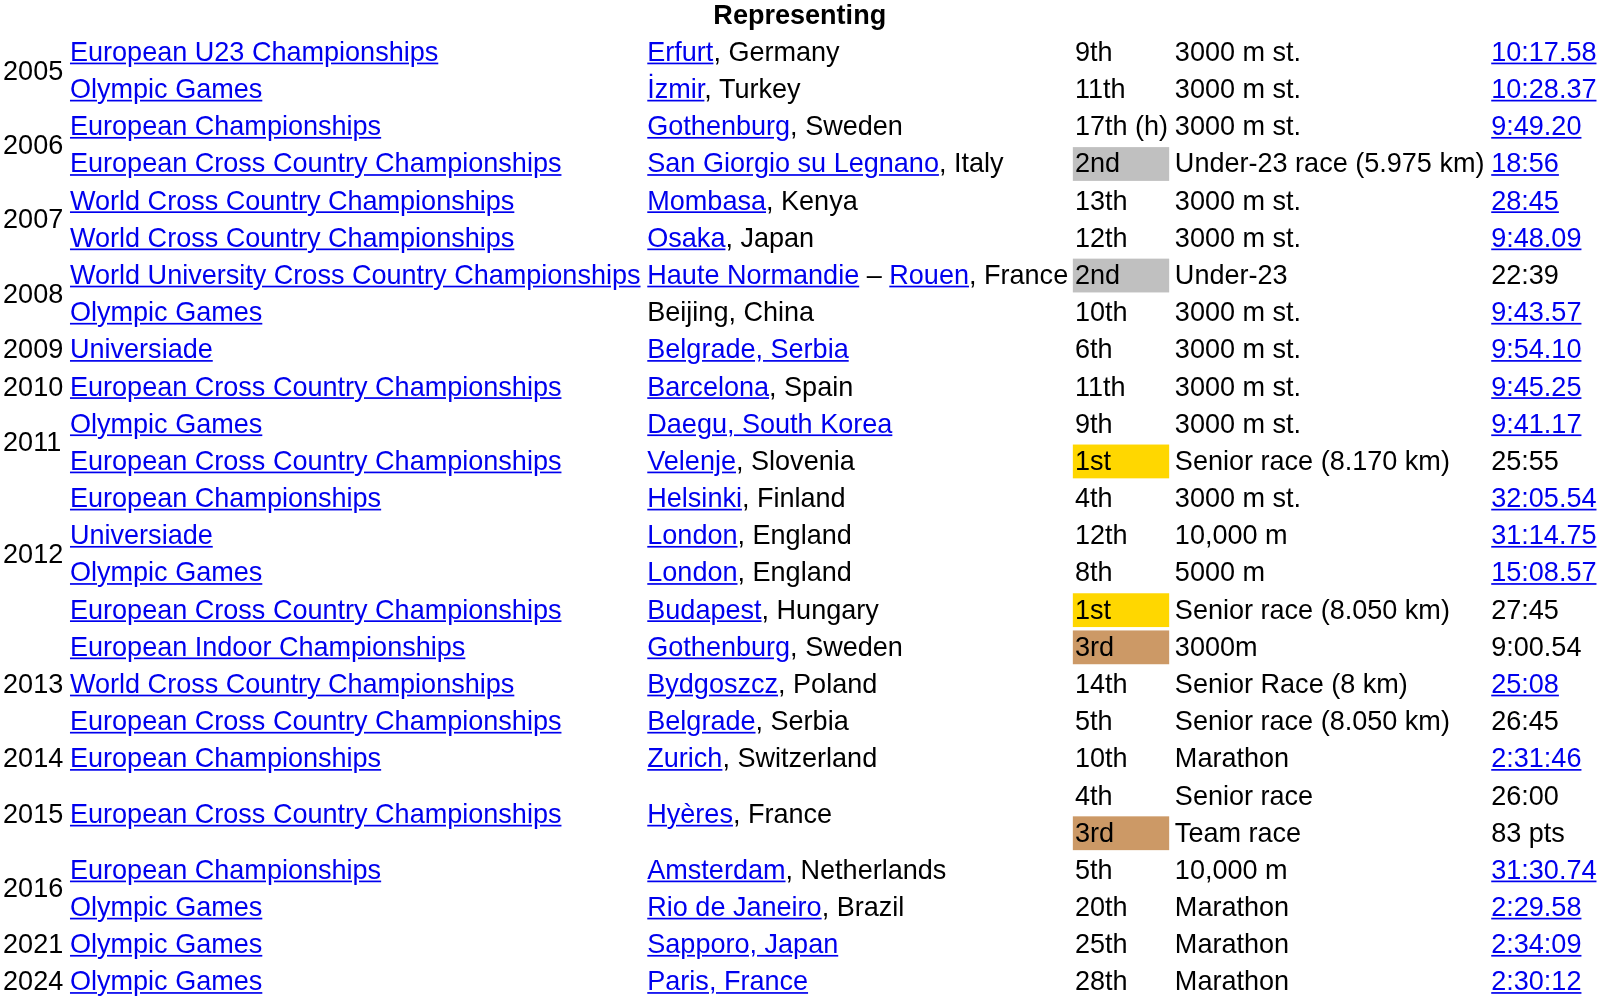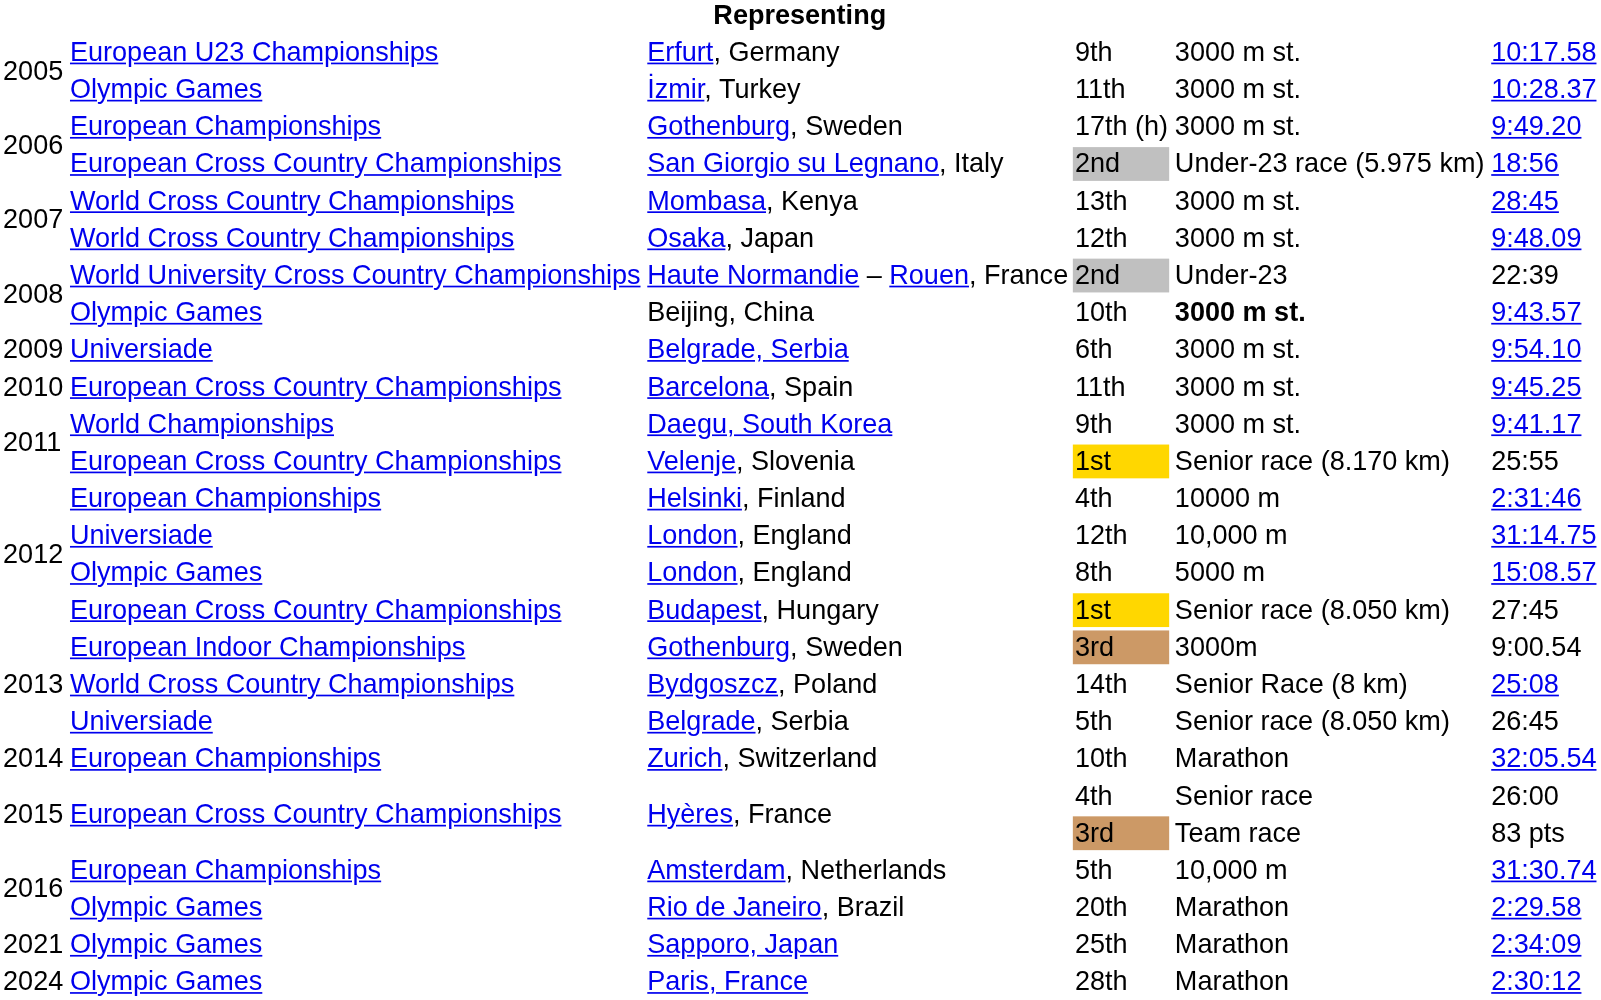(1238, 312) normal -> (1240, 312) bold
(166, 423) Olympic Games -> (202, 423) World Championships
(1238, 498) 3000 m st. -> (1227, 498) 10000 m
(1544, 498) 32:05.54 -> (1536, 498) 2:31:46
(316, 721) European Cross Country Championships -> (141, 721) Universiade
(1536, 758) 2:31:46 -> (1544, 758) 32:05.54
